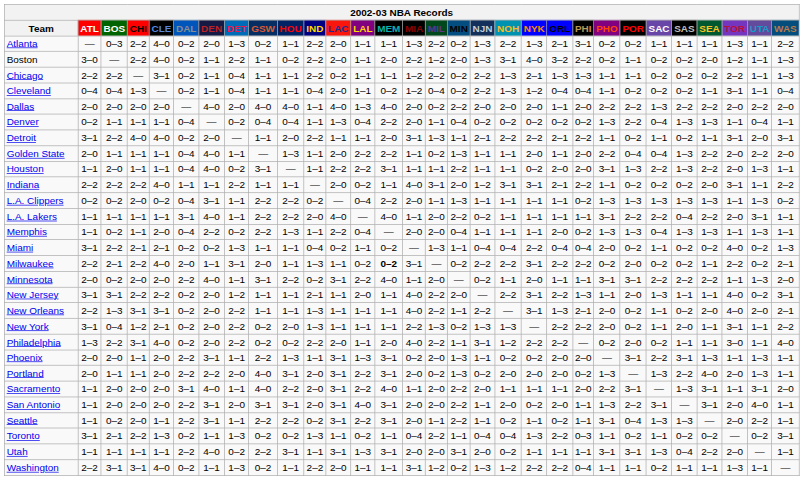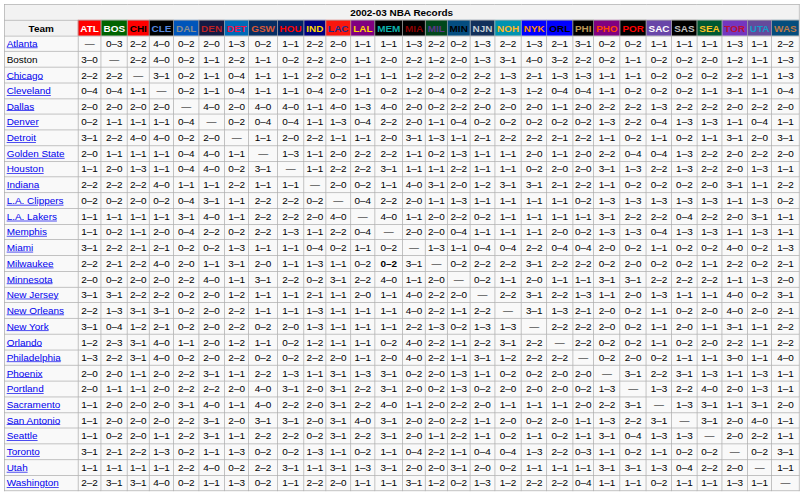(138, 91) 1–3 -> (138, 91) 1–1
(138, 170) 1–1 -> (138, 170) 1–3
+ row: (24, 342)
